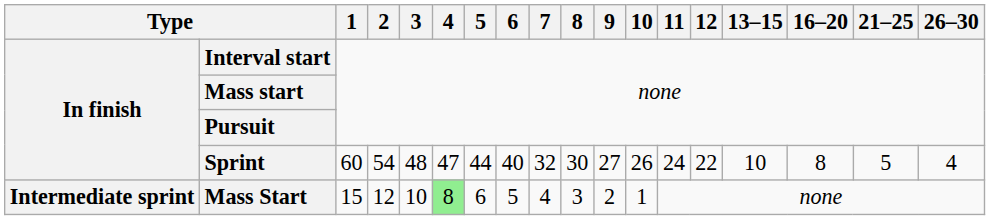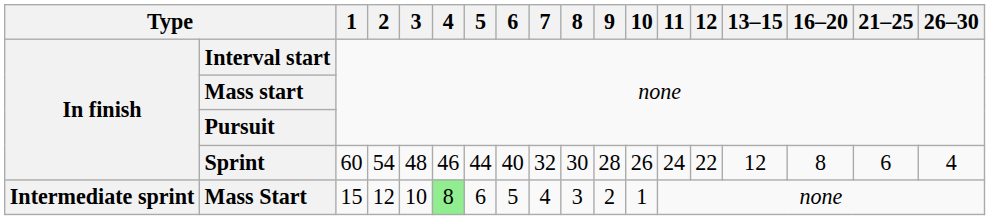(448, 162) 47 -> (448, 162) 46
(610, 162) 27 -> (610, 162) 28
(755, 162) 10 -> (755, 162) 12
(886, 162) 5 -> (886, 162) 6
